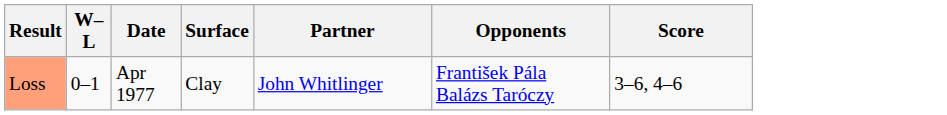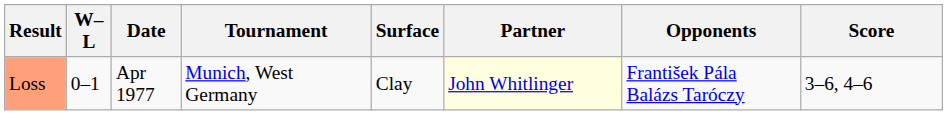+ column: (276, 30)
(320, 83) no background -> (511, 83) lightyellow background
